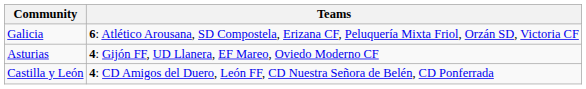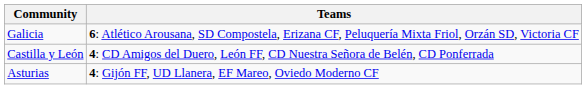rows swapped: (28, 53) <-> (45, 73)
